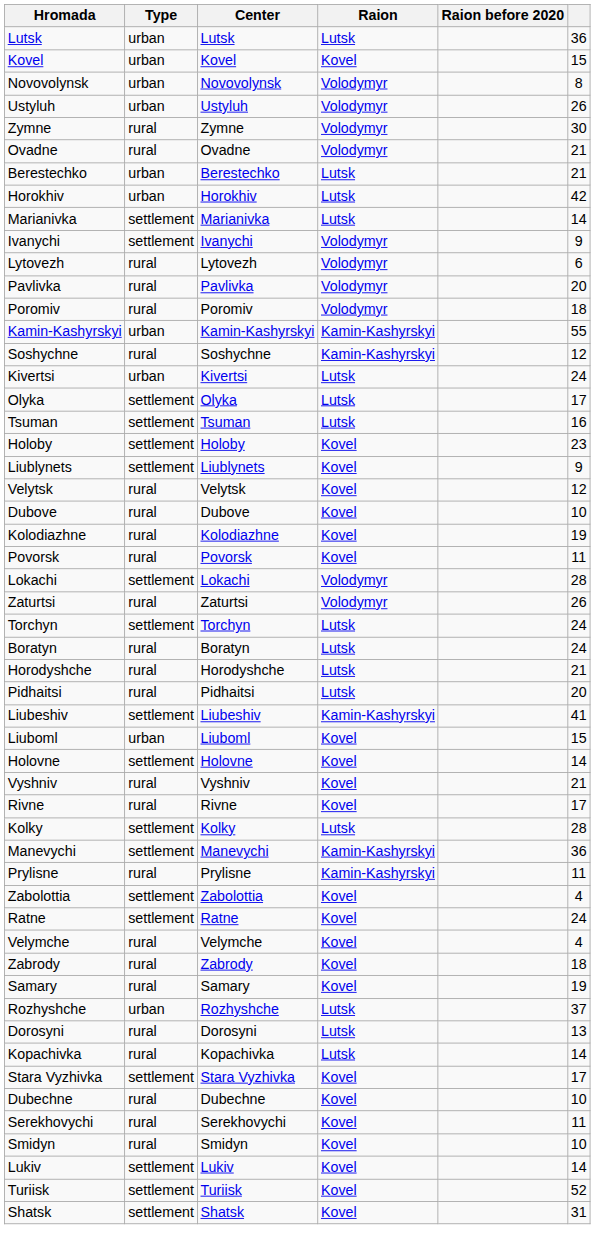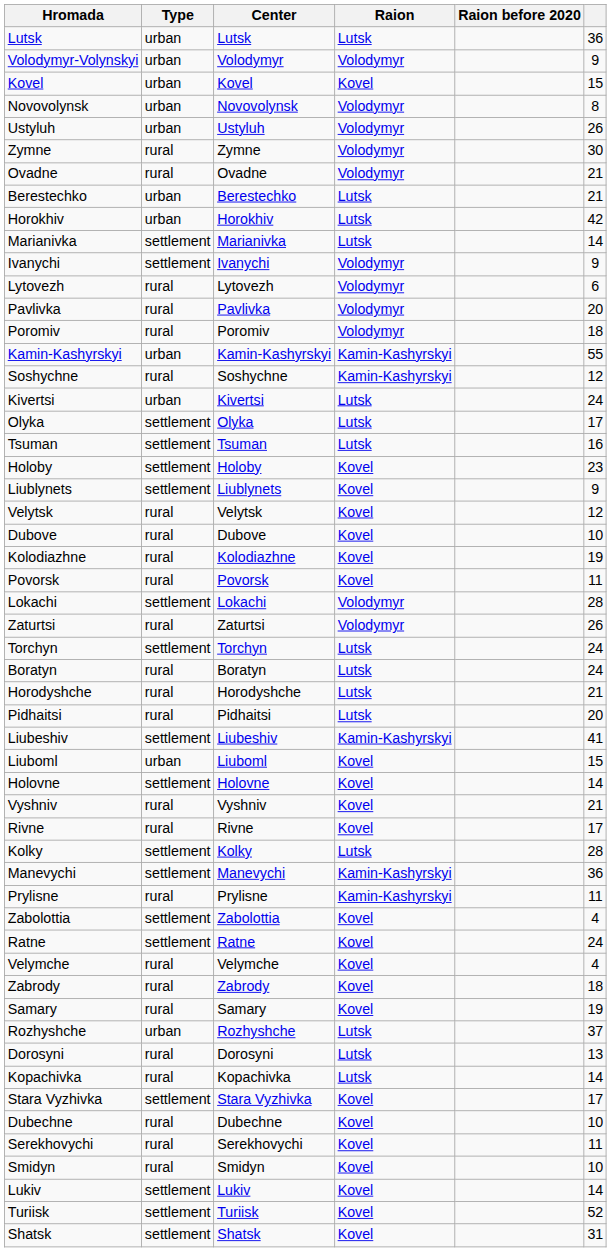+ row: (73, 60)
